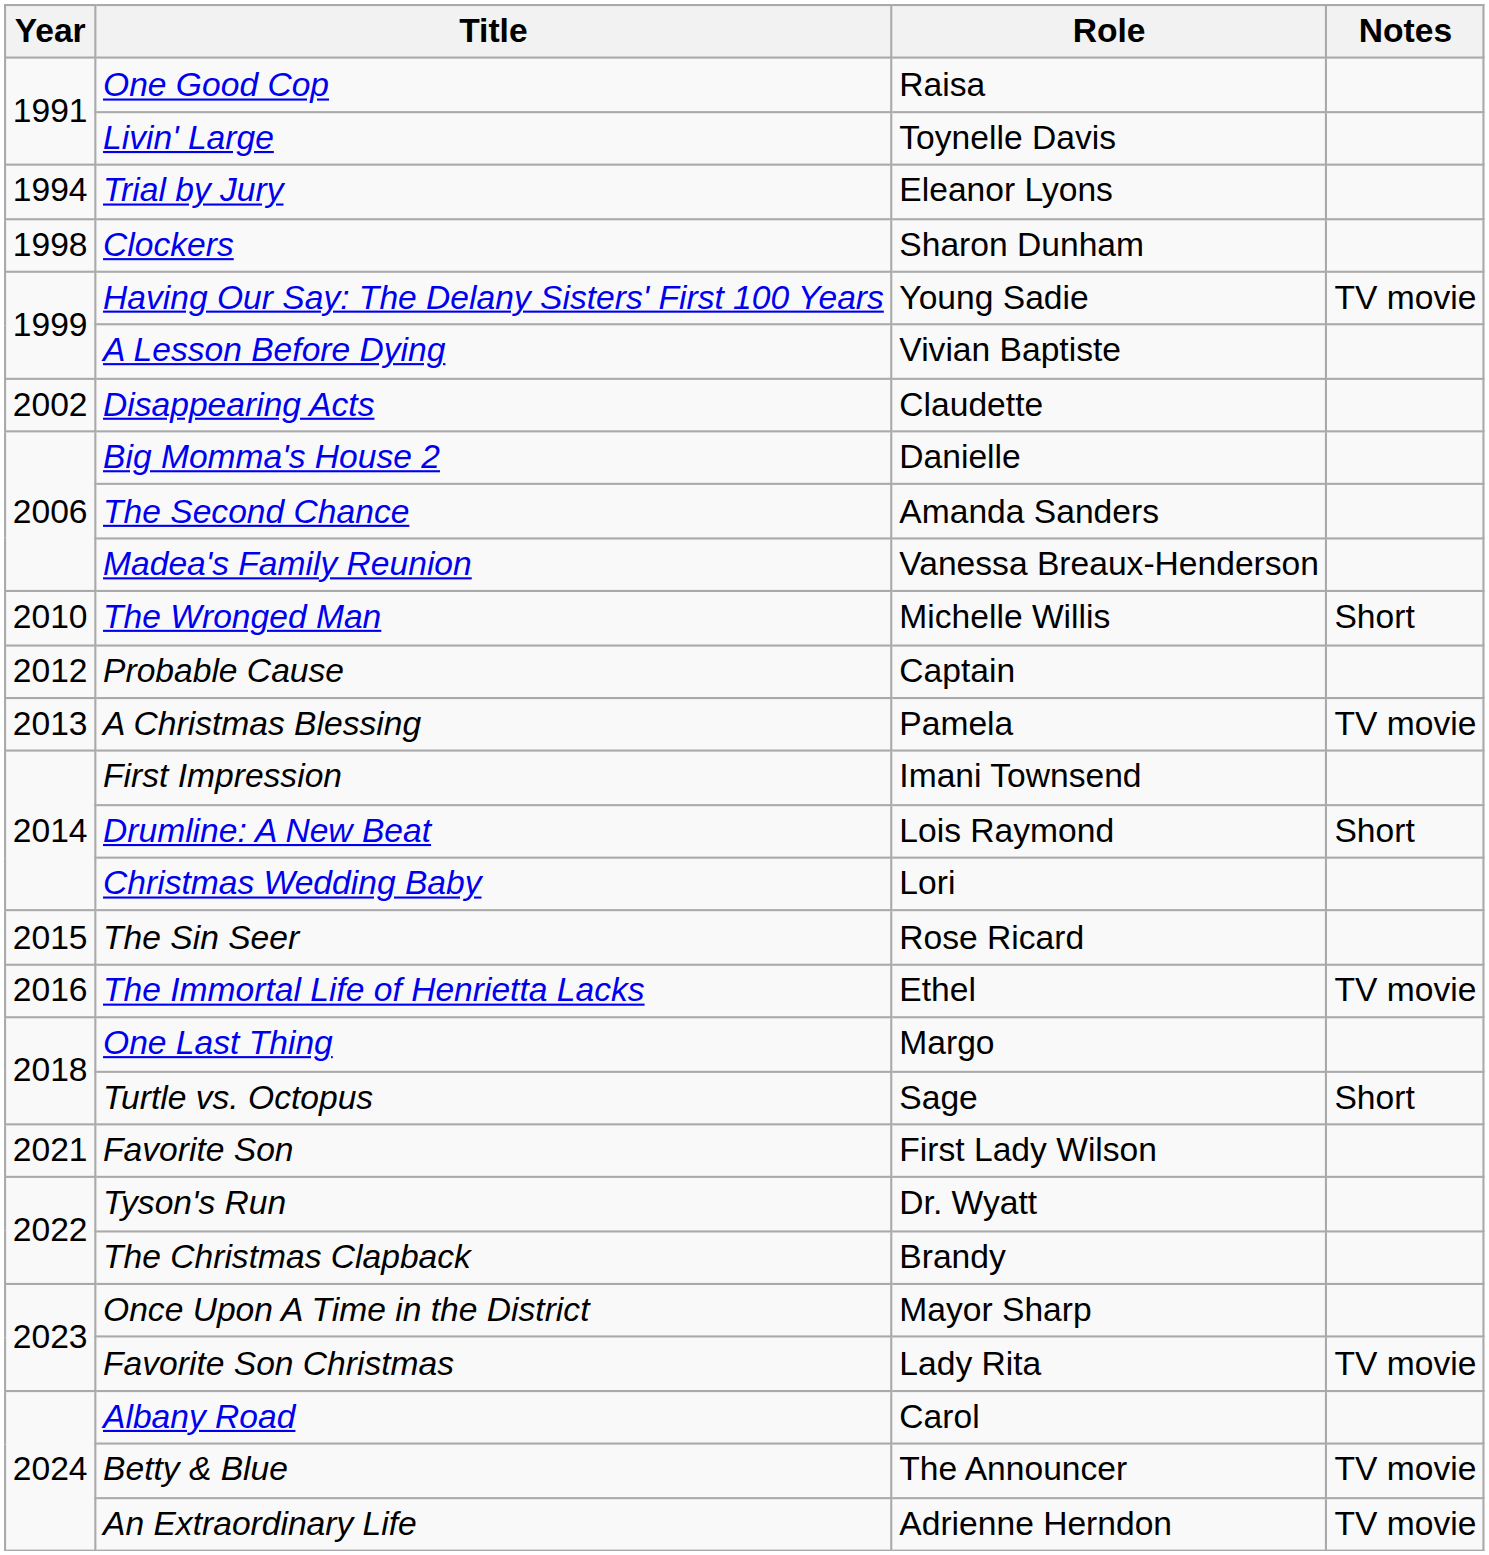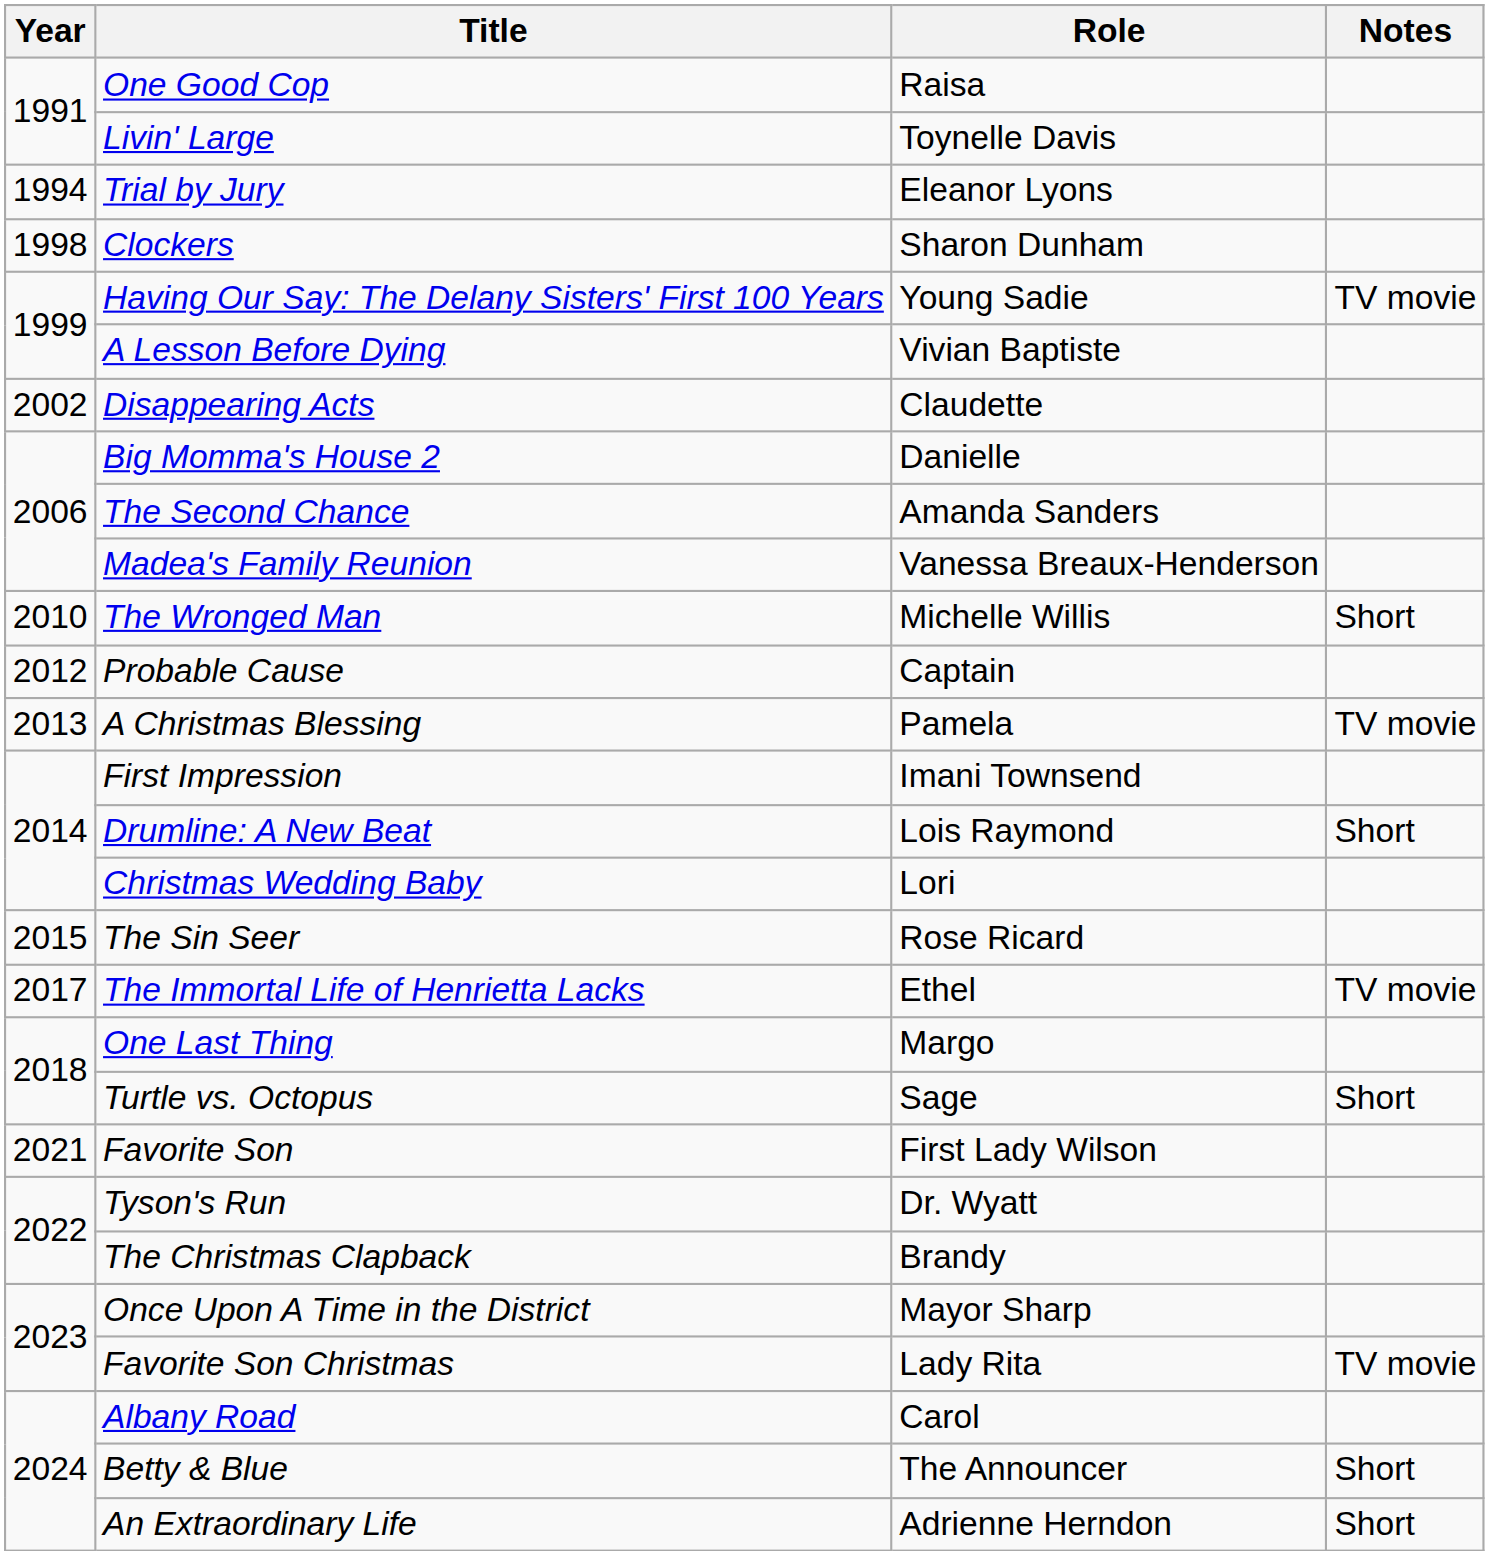(50, 990) 2016 -> (50, 990) 2017
(1405, 1469) TV movie -> (1375, 1469) Short
(1405, 1523) TV movie -> (1375, 1523) Short
